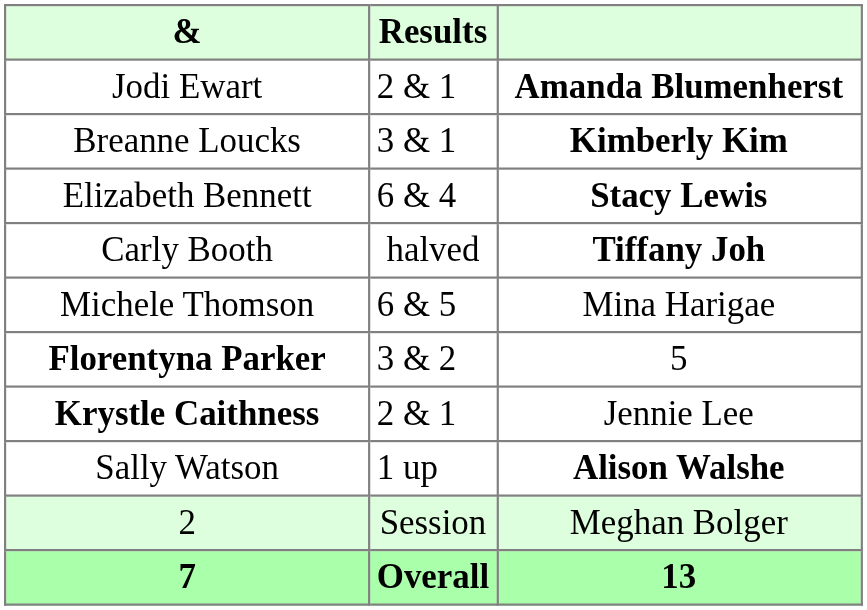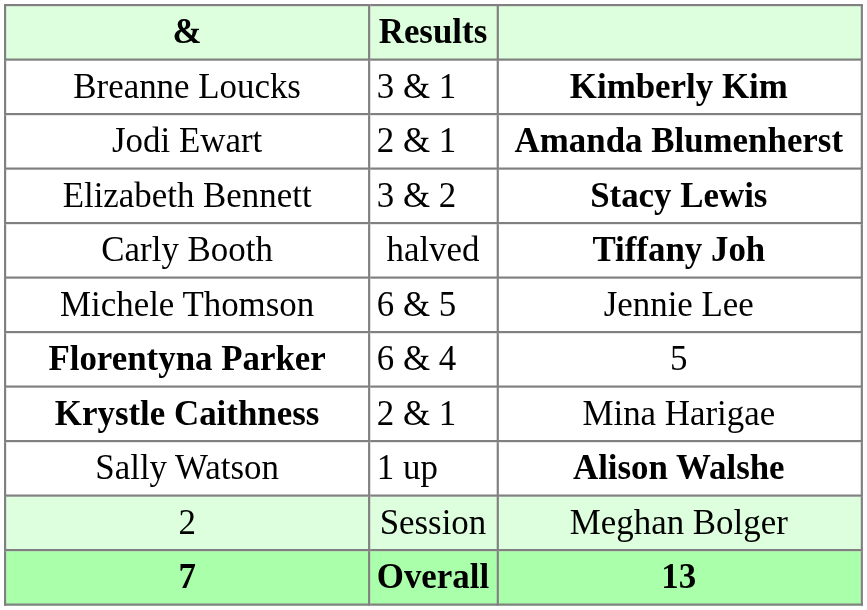rows swapped: (187, 140) <-> (187, 86)
(417, 195) 6 & 4 -> (417, 195) 3 & 2
(679, 304) Mina Harigae -> (679, 304) Jennie Lee
(417, 358) 3 & 2 -> (417, 358) 6 & 4
(679, 413) Jennie Lee -> (679, 413) Mina Harigae
